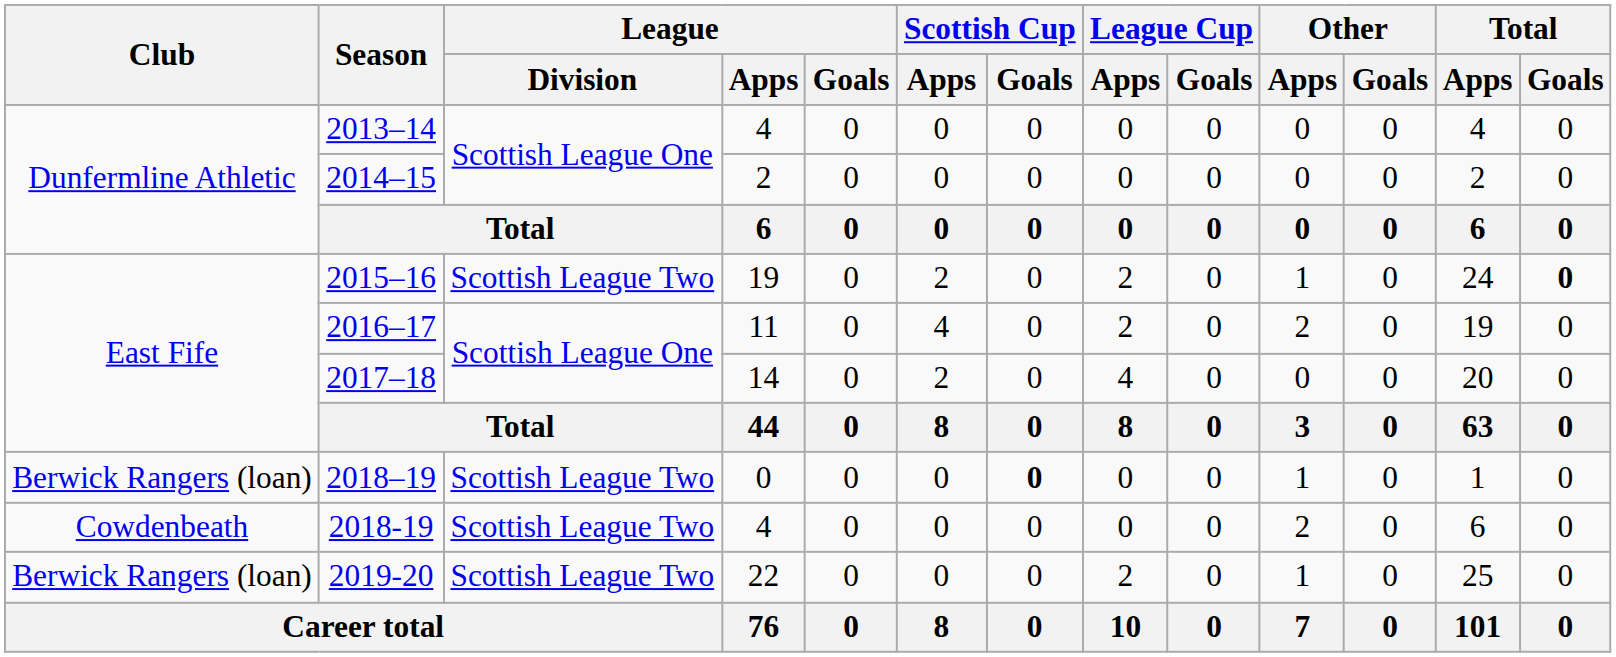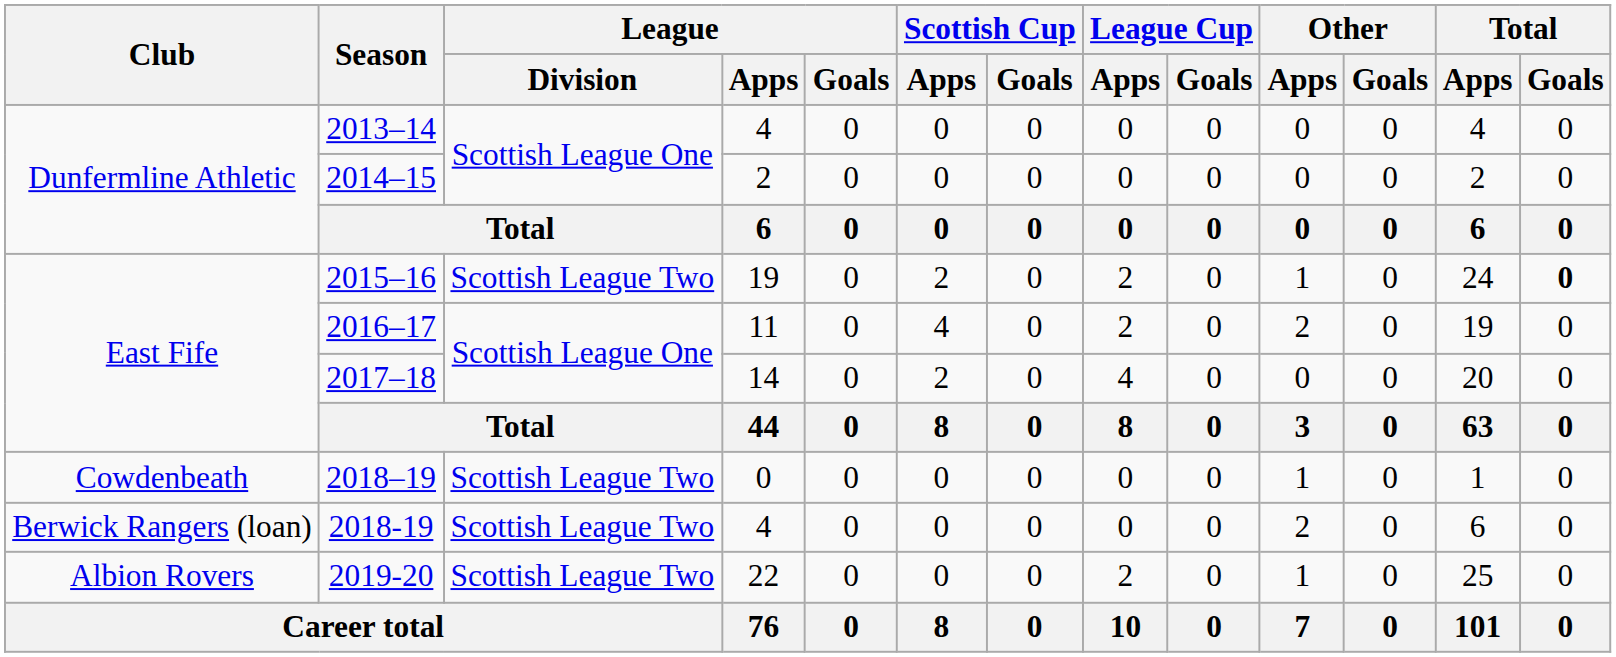(162, 476) Berwick Rangers (loan) -> (162, 476) Cowdenbeath
(1034, 476) bold -> (1034, 476) normal
(162, 526) Cowdenbeath -> (162, 526) Berwick Rangers (loan)
(162, 576) Berwick Rangers (loan) -> (162, 576) Albion Rovers
